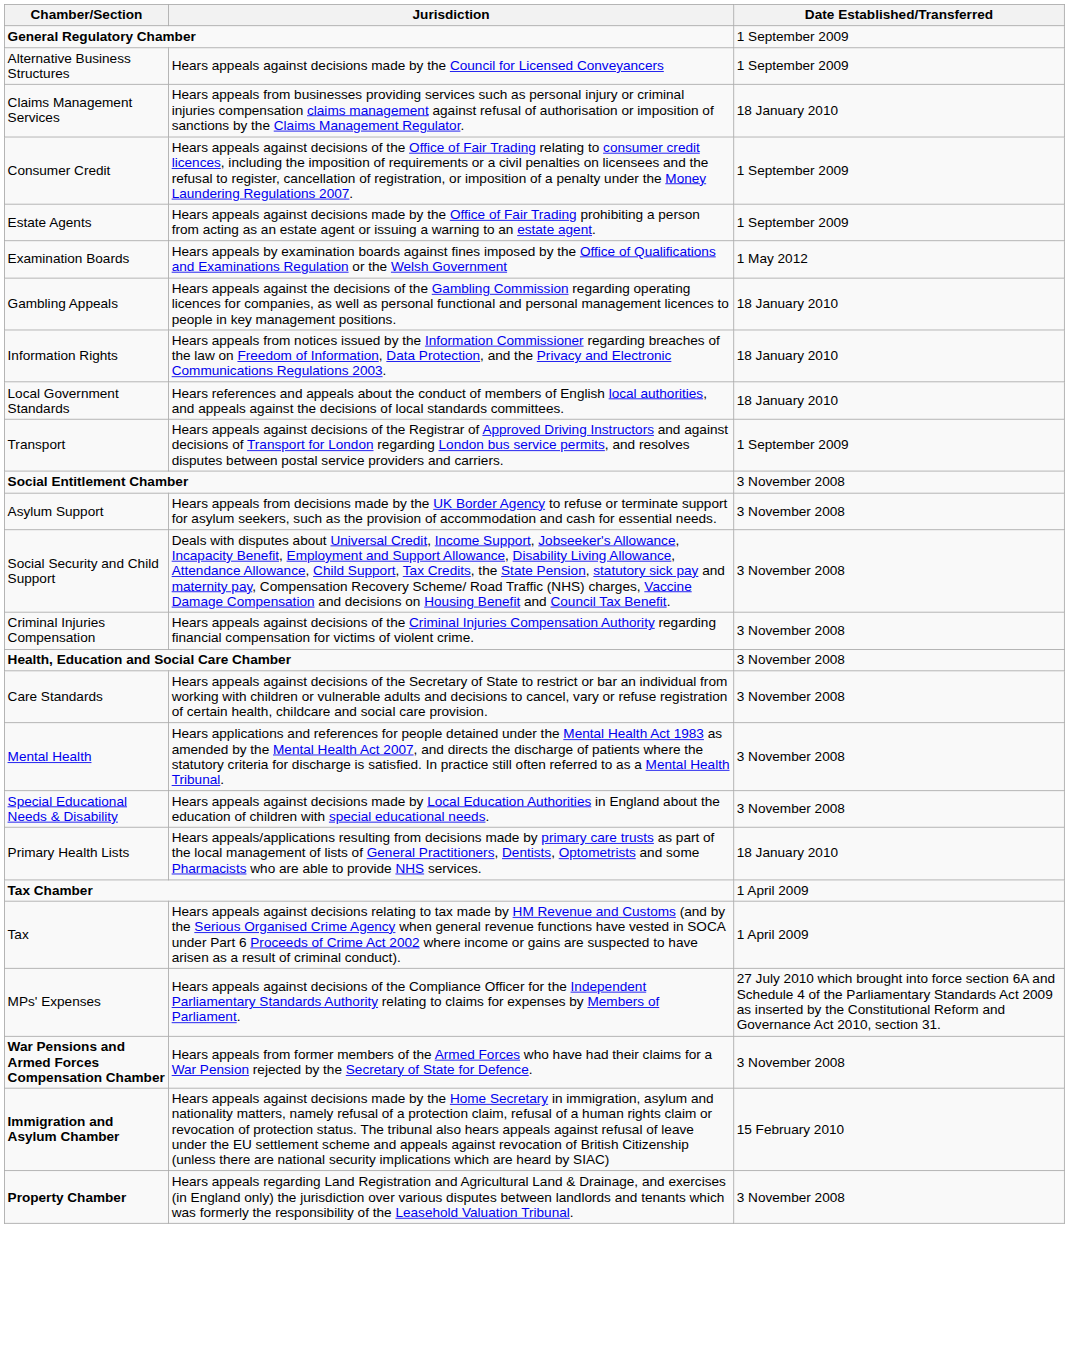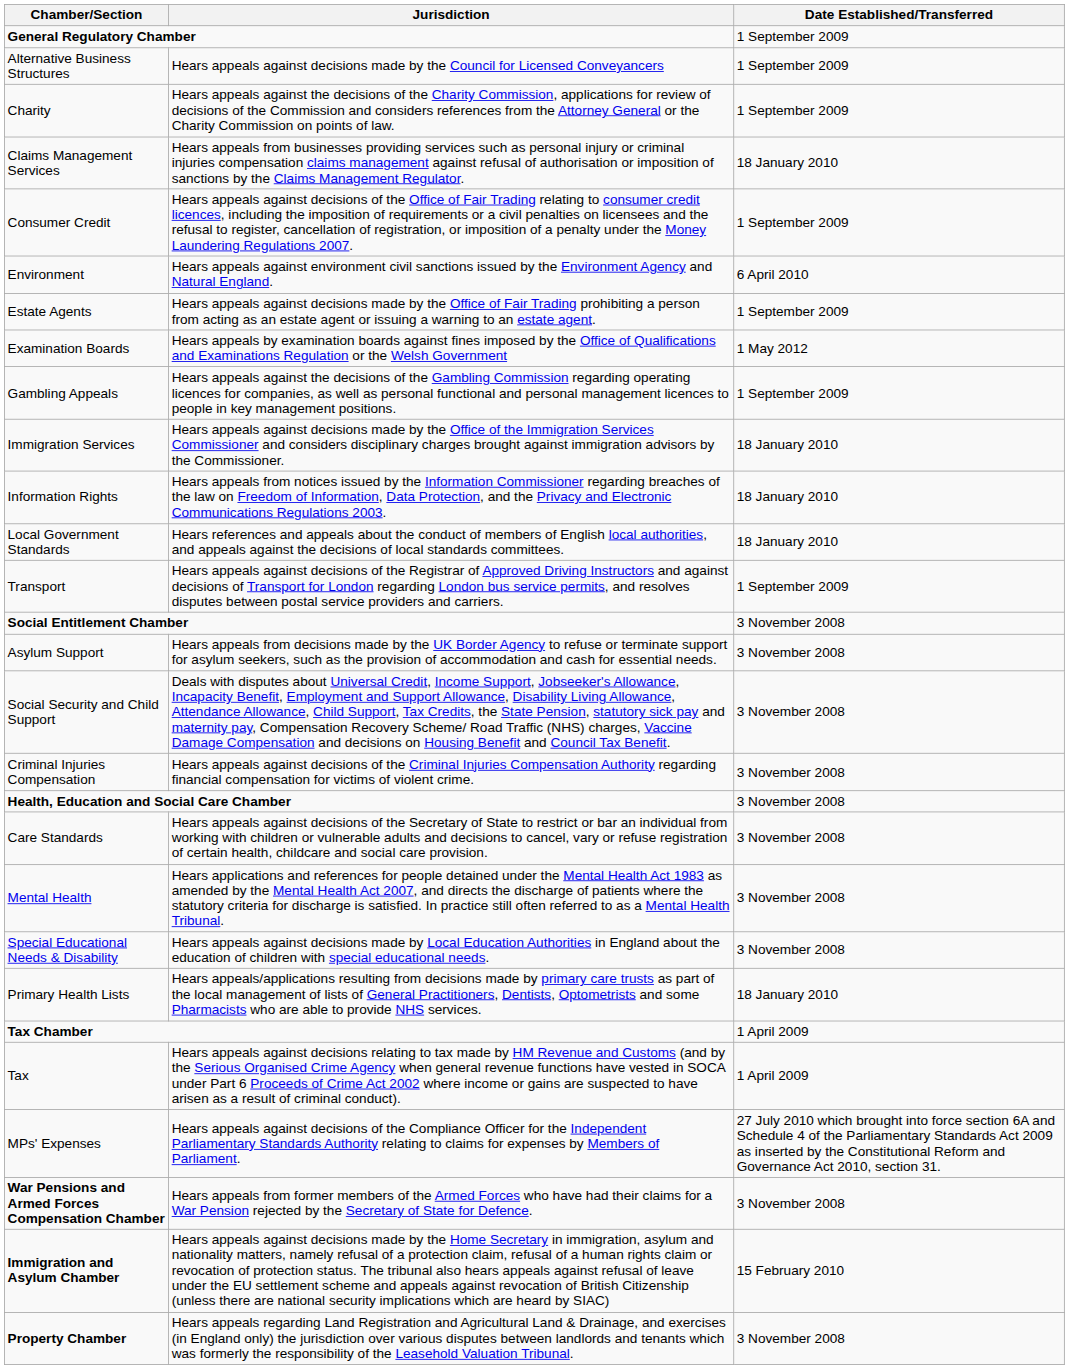+ row: (29, 110)
+ row: (46, 274)
(787, 303) 18 January 2010 -> (793, 393) 1 September 2009
+ row: (71, 445)
